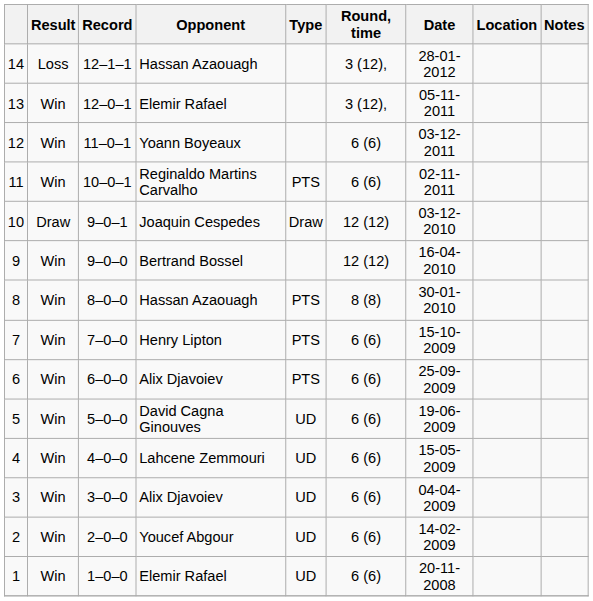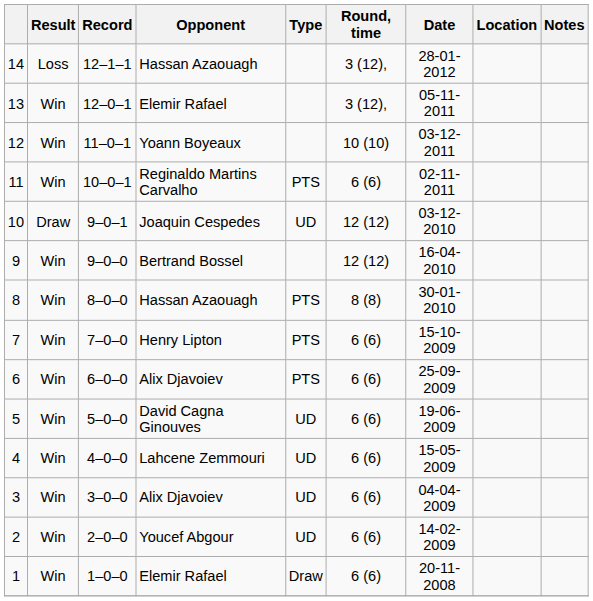(366, 143) 6 (6) -> (366, 143) 10 (10)
(306, 221) Draw -> (306, 221) UD
(306, 576) UD -> (306, 576) Draw
